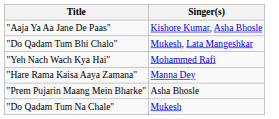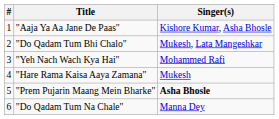+ column: (9, 12)
(173, 75) Manna Dey -> (175, 75) Mukesh
(175, 91) normal -> (185, 91) bold
(166, 107) Mukesh -> (182, 107) Manna Dey
